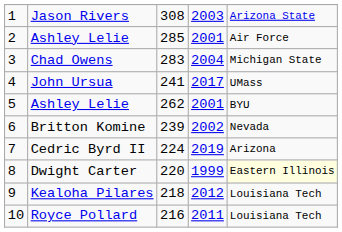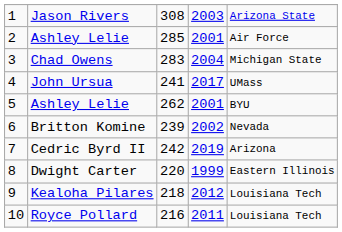(172, 149) 224 -> (172, 149) 242
(282, 171) lightyellow background -> (282, 171) no background
